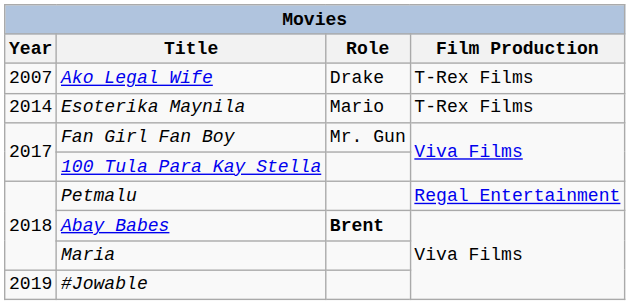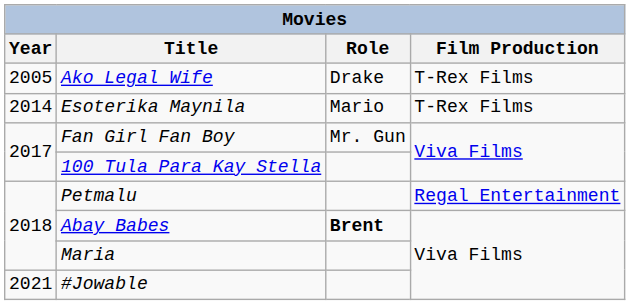(31, 78) 2007 -> (31, 78) 2005
(31, 284) 2019 -> (31, 284) 2021
